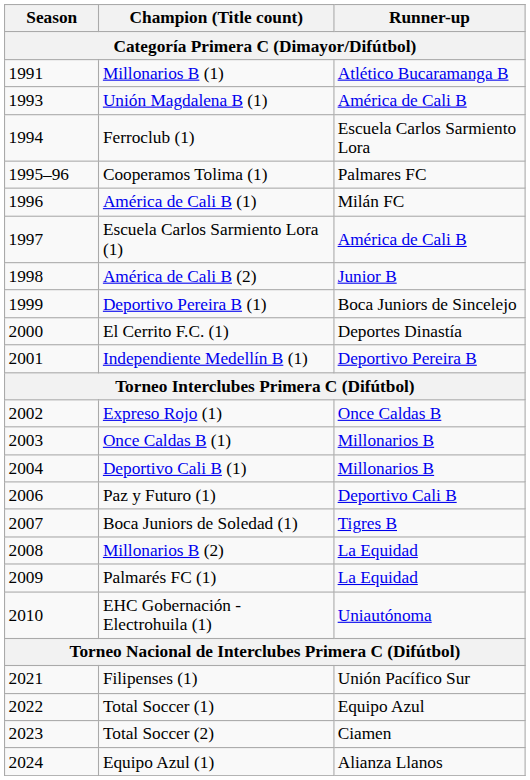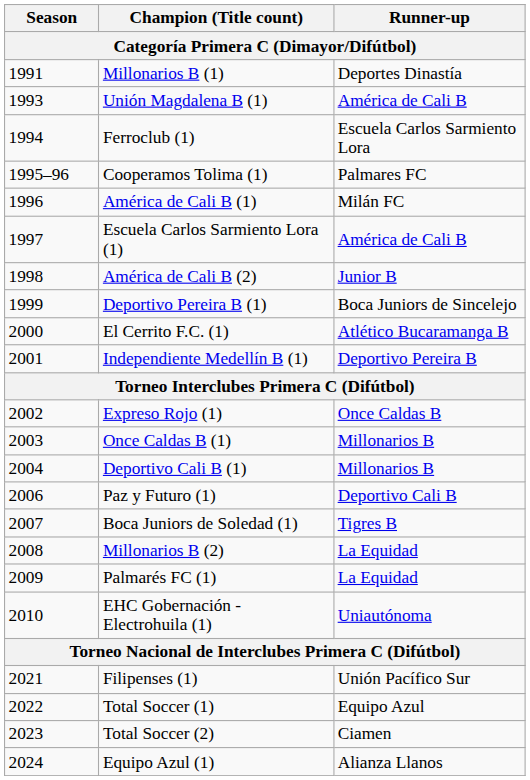(423, 73) Atlético Bucaramanga B -> (400, 73) Deportes Dinastía
(400, 331) Deportes Dinastía -> (423, 331) Atlético Bucaramanga B
